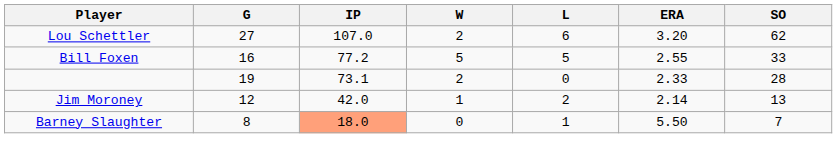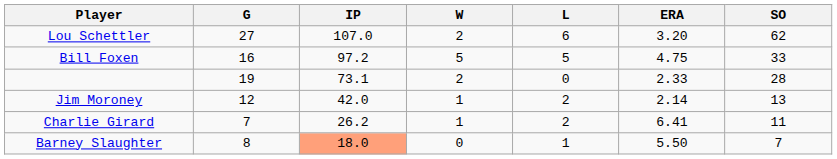(353, 58) 77.2 -> (353, 58) 97.2
(672, 58) 2.55 -> (672, 58) 4.75
+ row: (99, 122)
